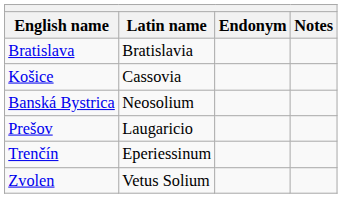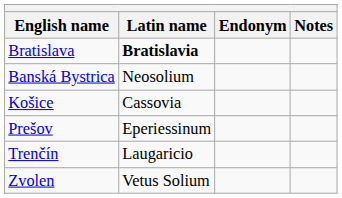(158, 50) normal -> (160, 50) bold
rows swapped: (62, 102) <-> (31, 76)
(158, 128) Laugaricio -> (167, 128) Eperiessinum
(167, 154) Eperiessinum -> (158, 154) Laugaricio
